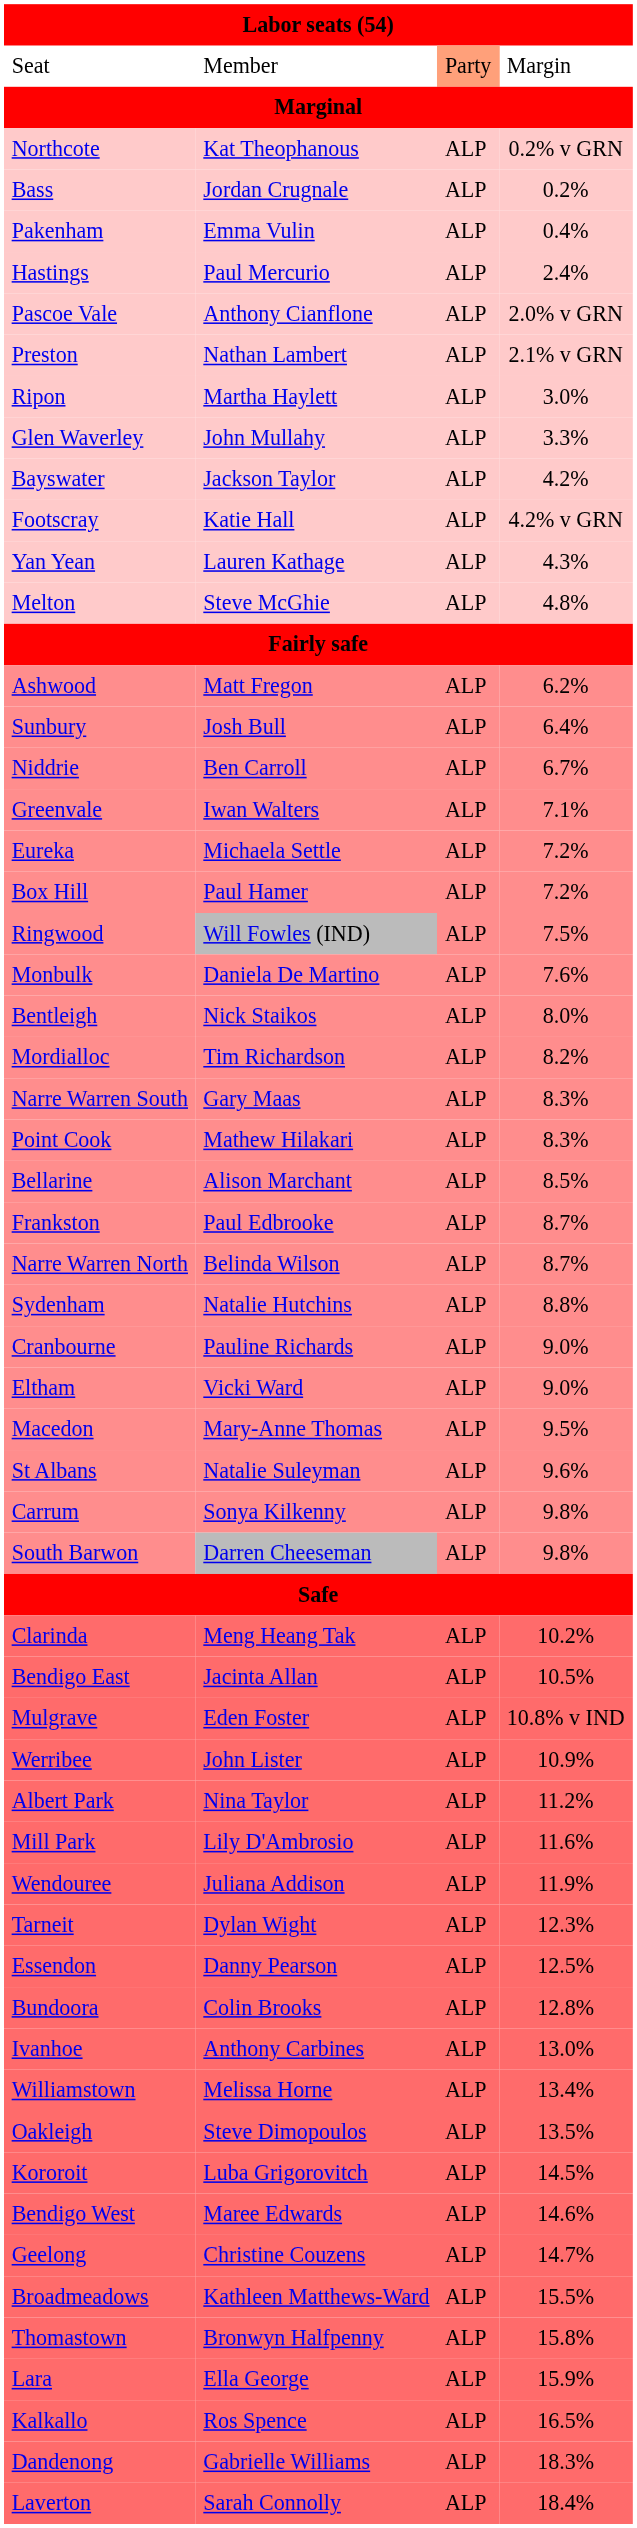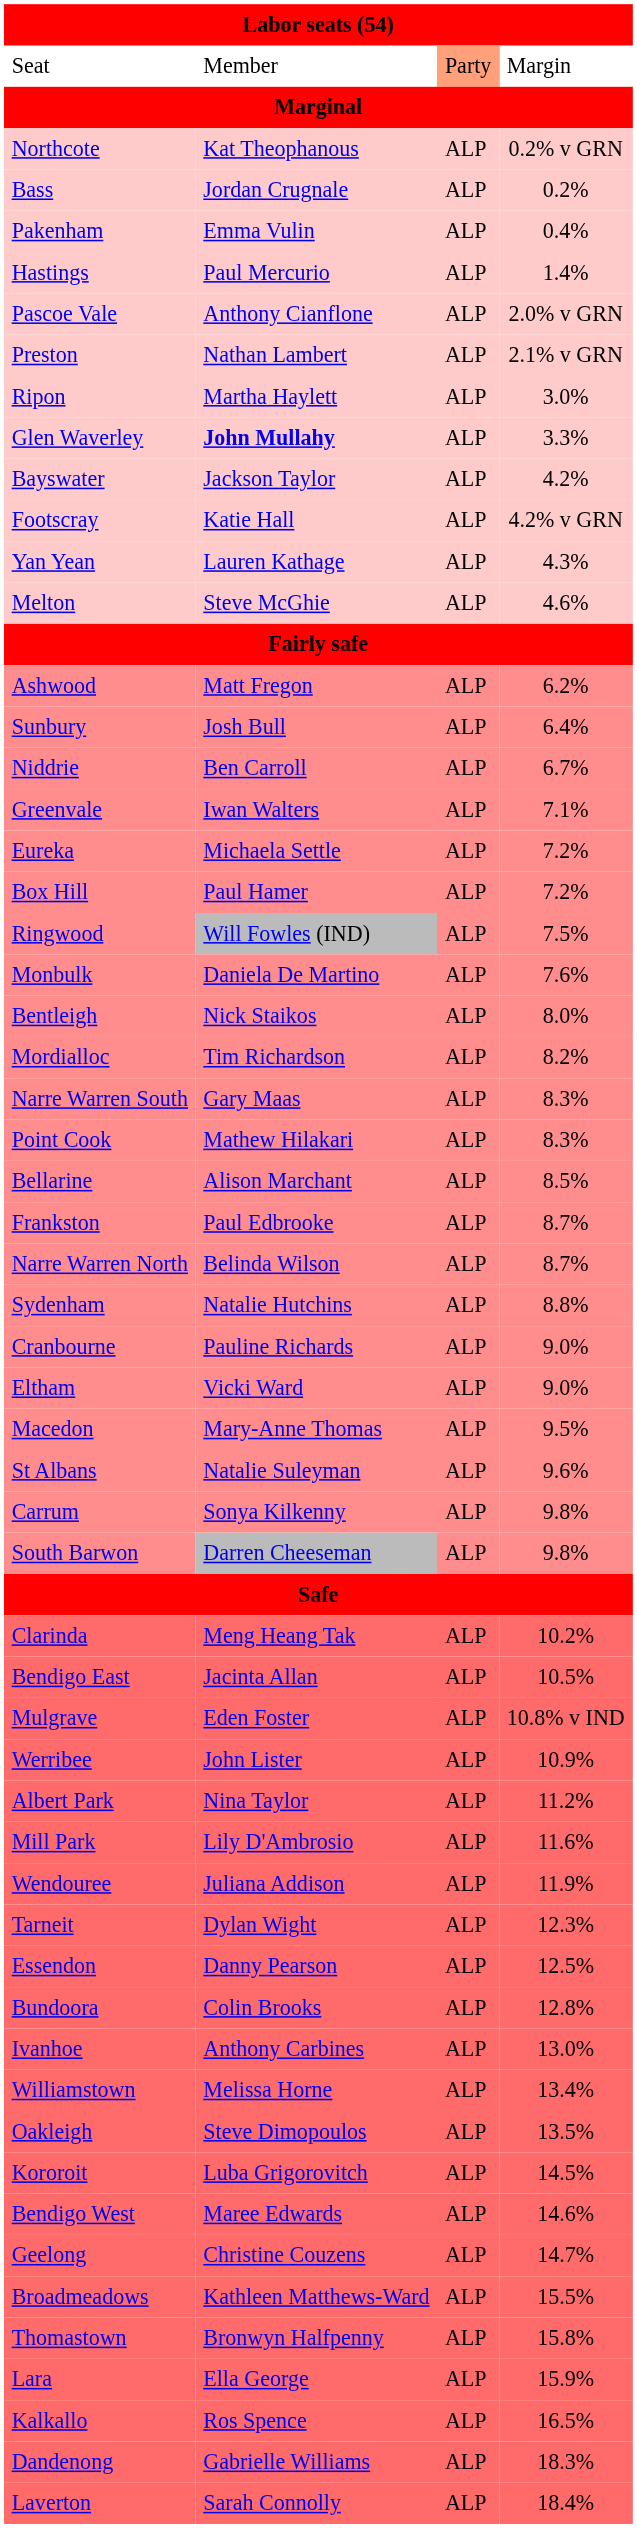(566, 272) 2.4% -> (566, 272) 1.4%
(264, 437) normal -> (269, 437) bold
(566, 602) 4.8% -> (566, 602) 4.6%
